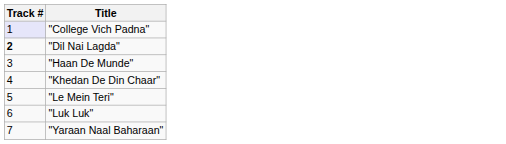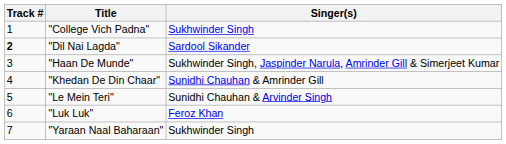+ column: (334, 13)
(10, 30) lavender background -> (10, 30) no background
